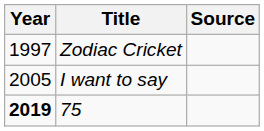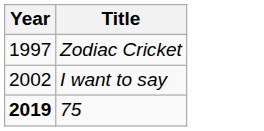- column: (223, 19)
(30, 79) 2005 -> (30, 79) 2002
